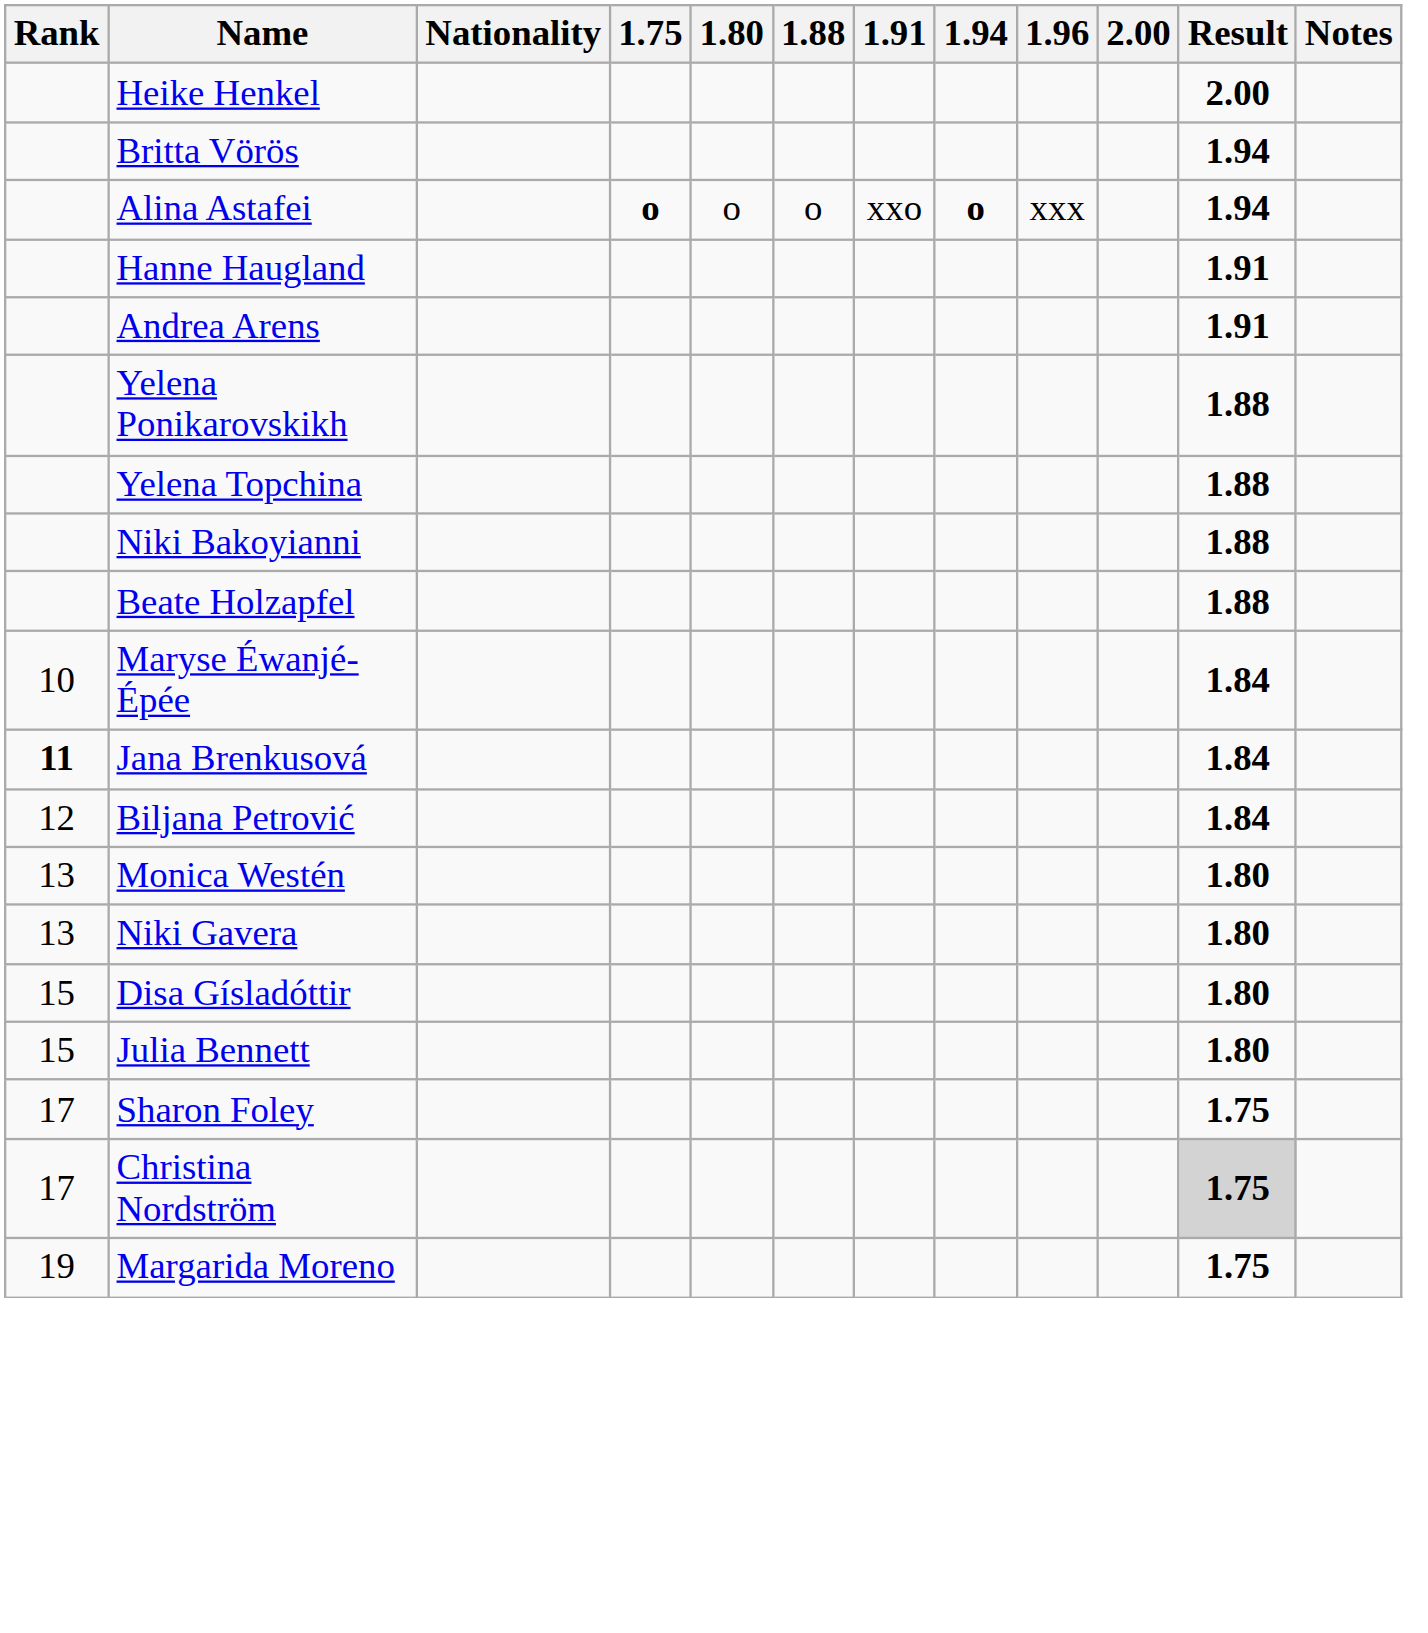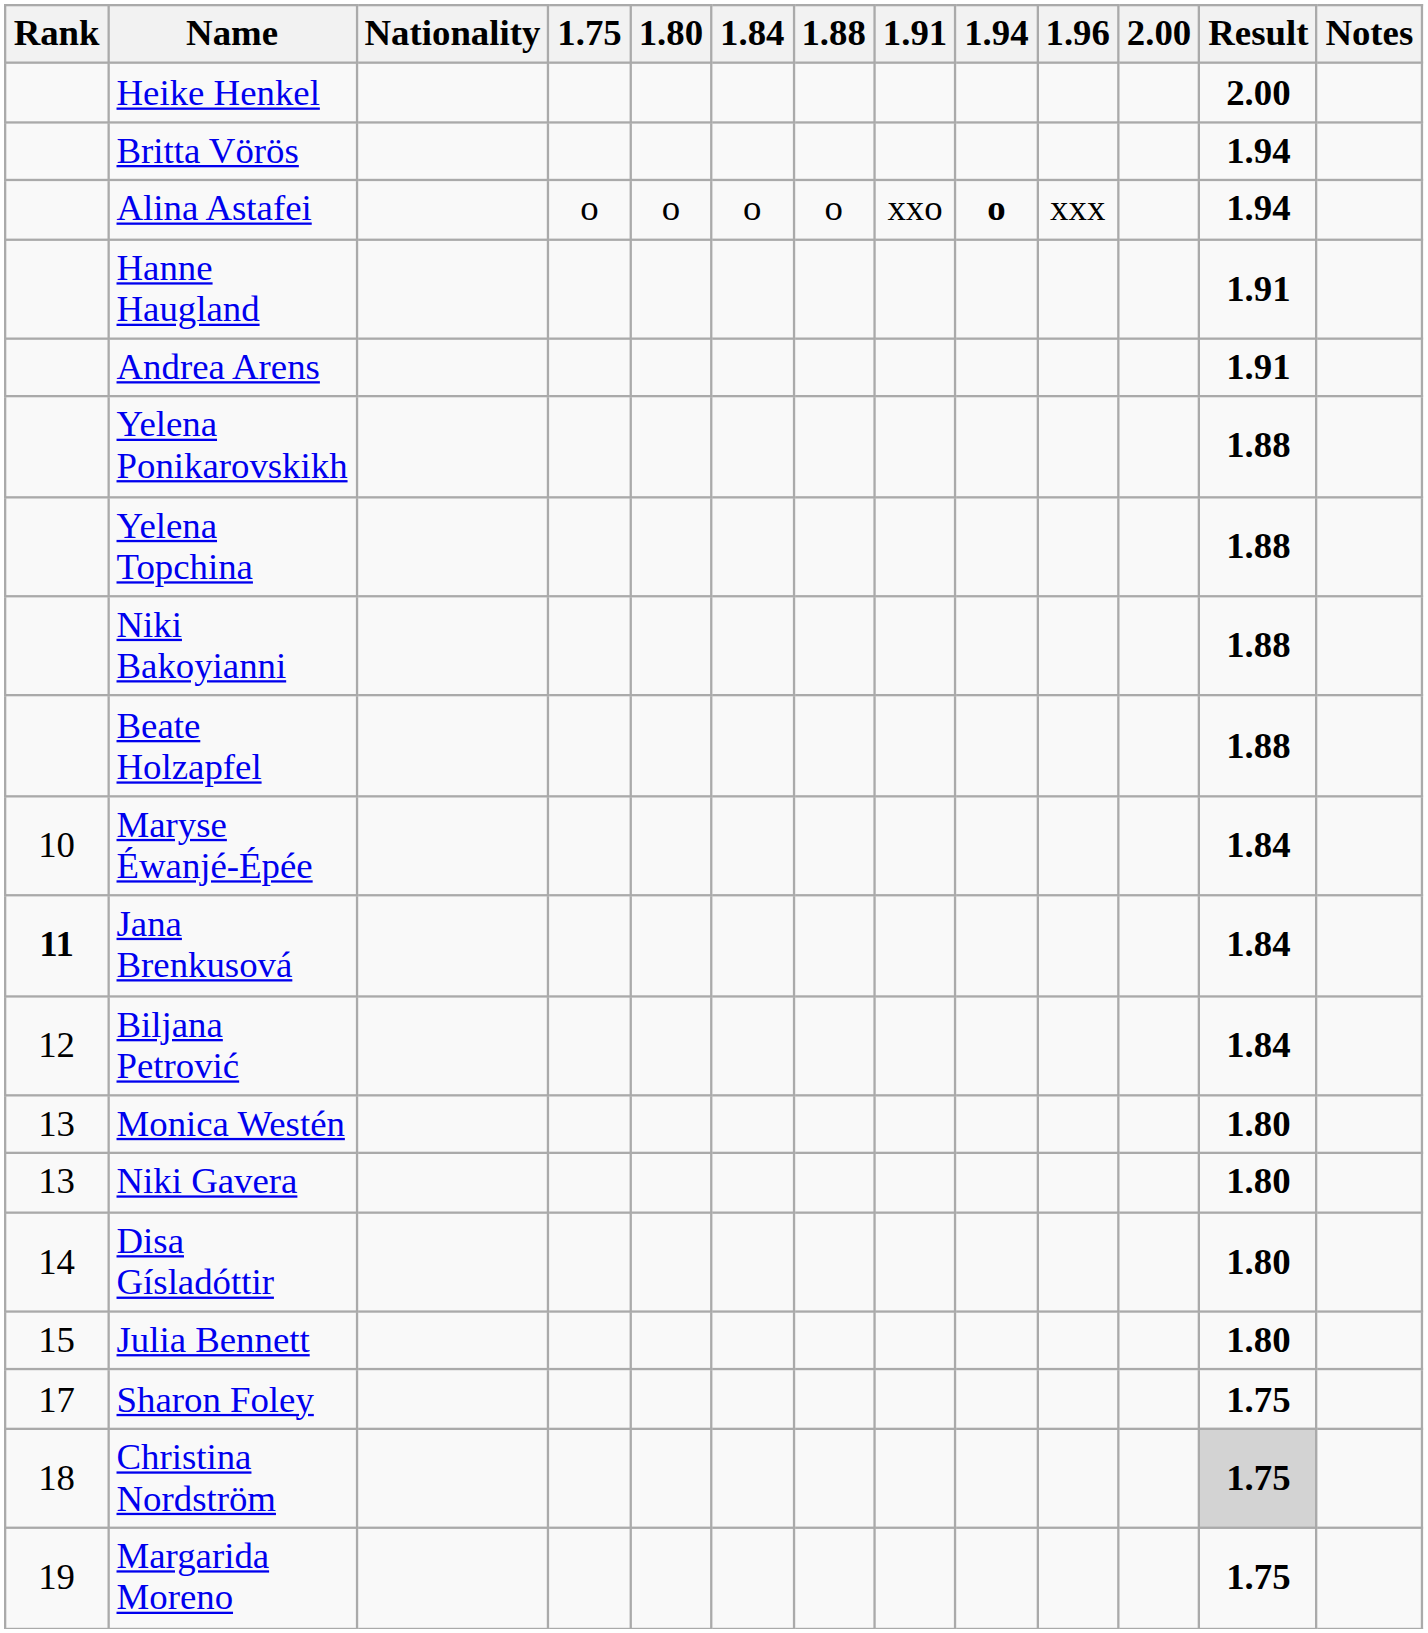+ column: (752, 33)
(650, 208) bold -> (590, 208) normal
(57, 991) 15 -> (57, 1261) 14
(57, 1187) 17 -> (57, 1477) 18
